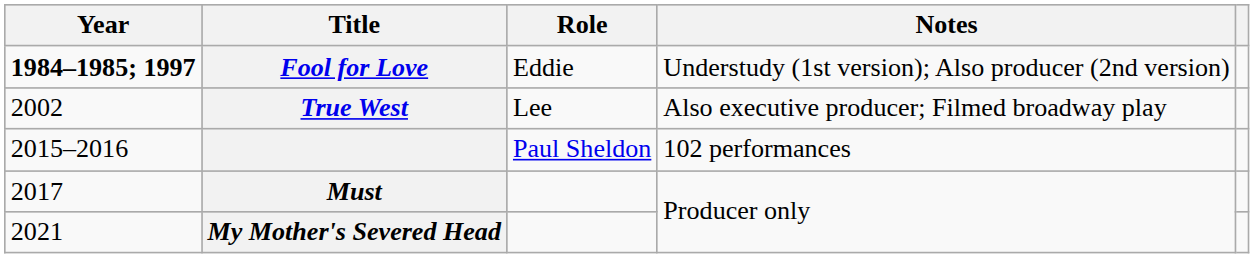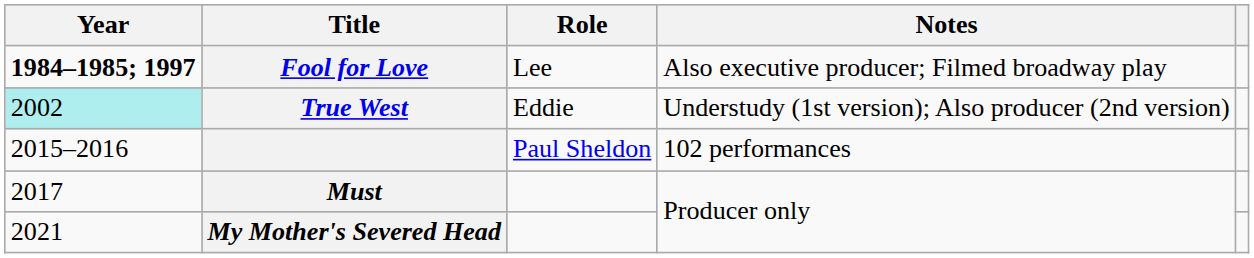(543, 66) Eddie -> (533, 66) Lee
(947, 66) Understudy (1st version); Also producer (2nd version) -> (915, 66) Also executive producer; Filmed broadway play
(37, 107) no background -> (37, 107) paleturquoise background
(533, 107) Lee -> (543, 107) Eddie
(915, 107) Also executive producer; Filmed broadway play -> (947, 107) Understudy (1st version); Also producer (2nd version)
